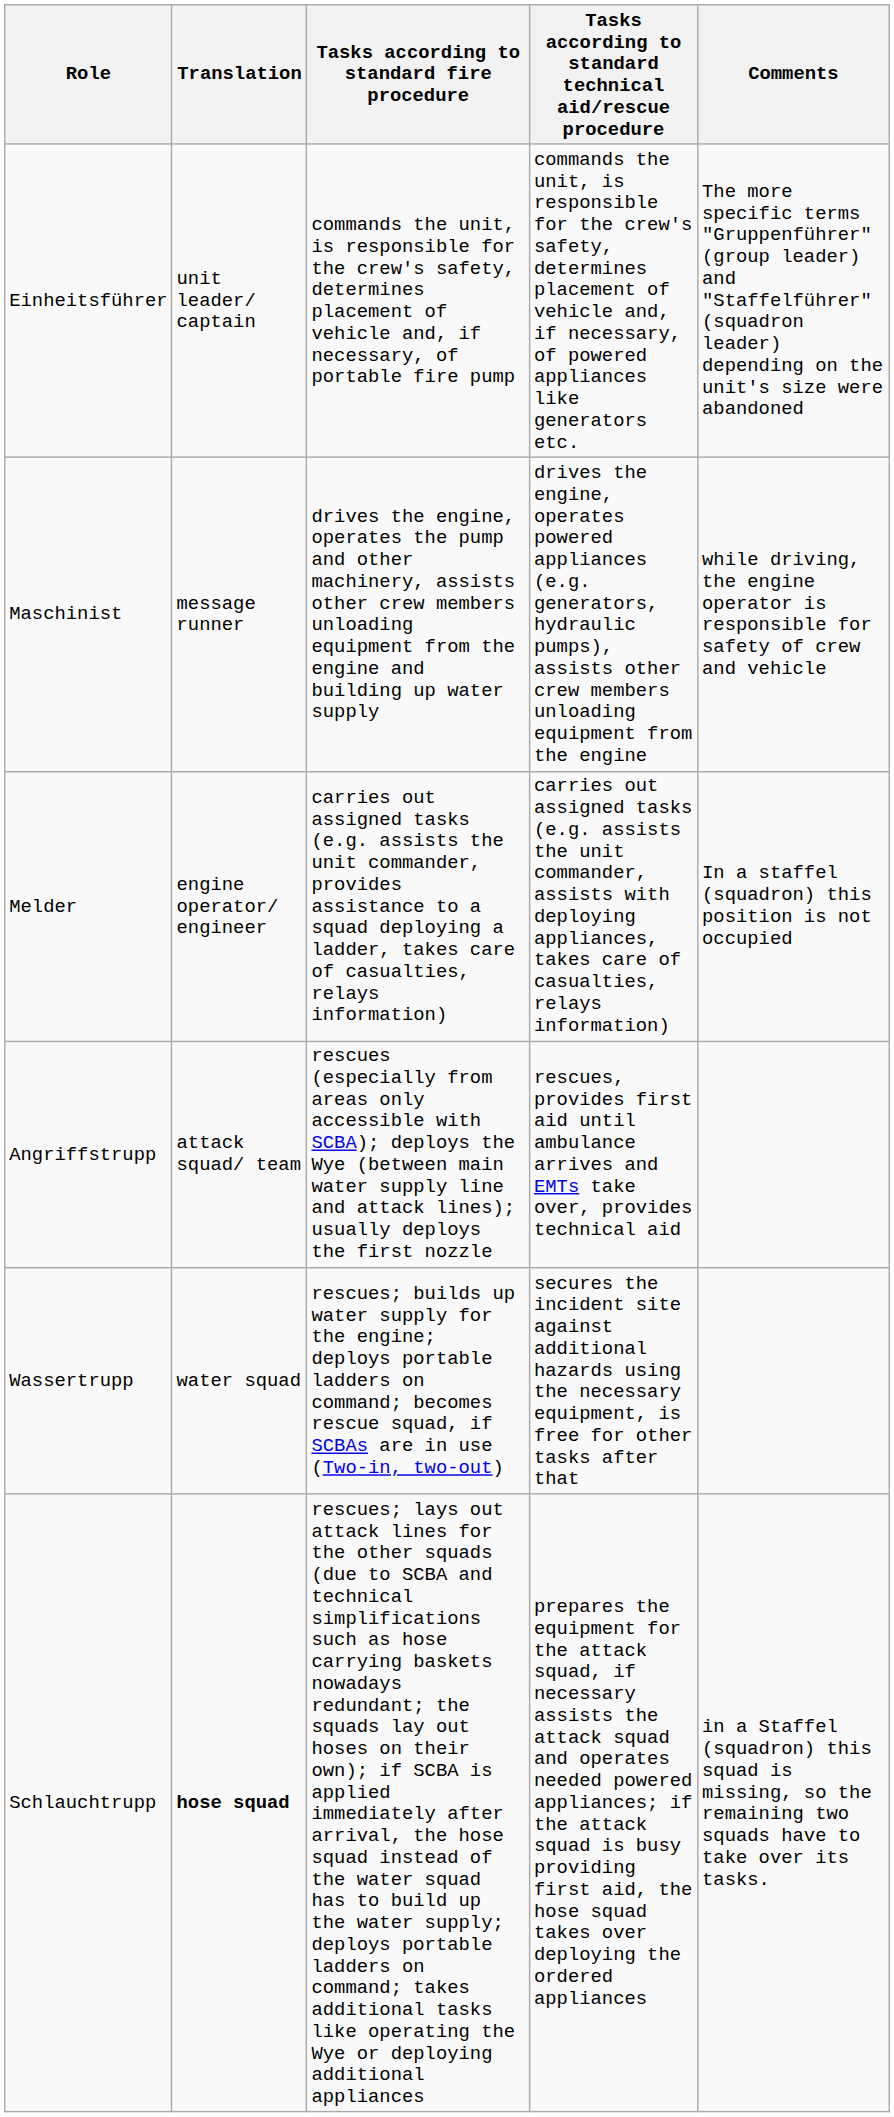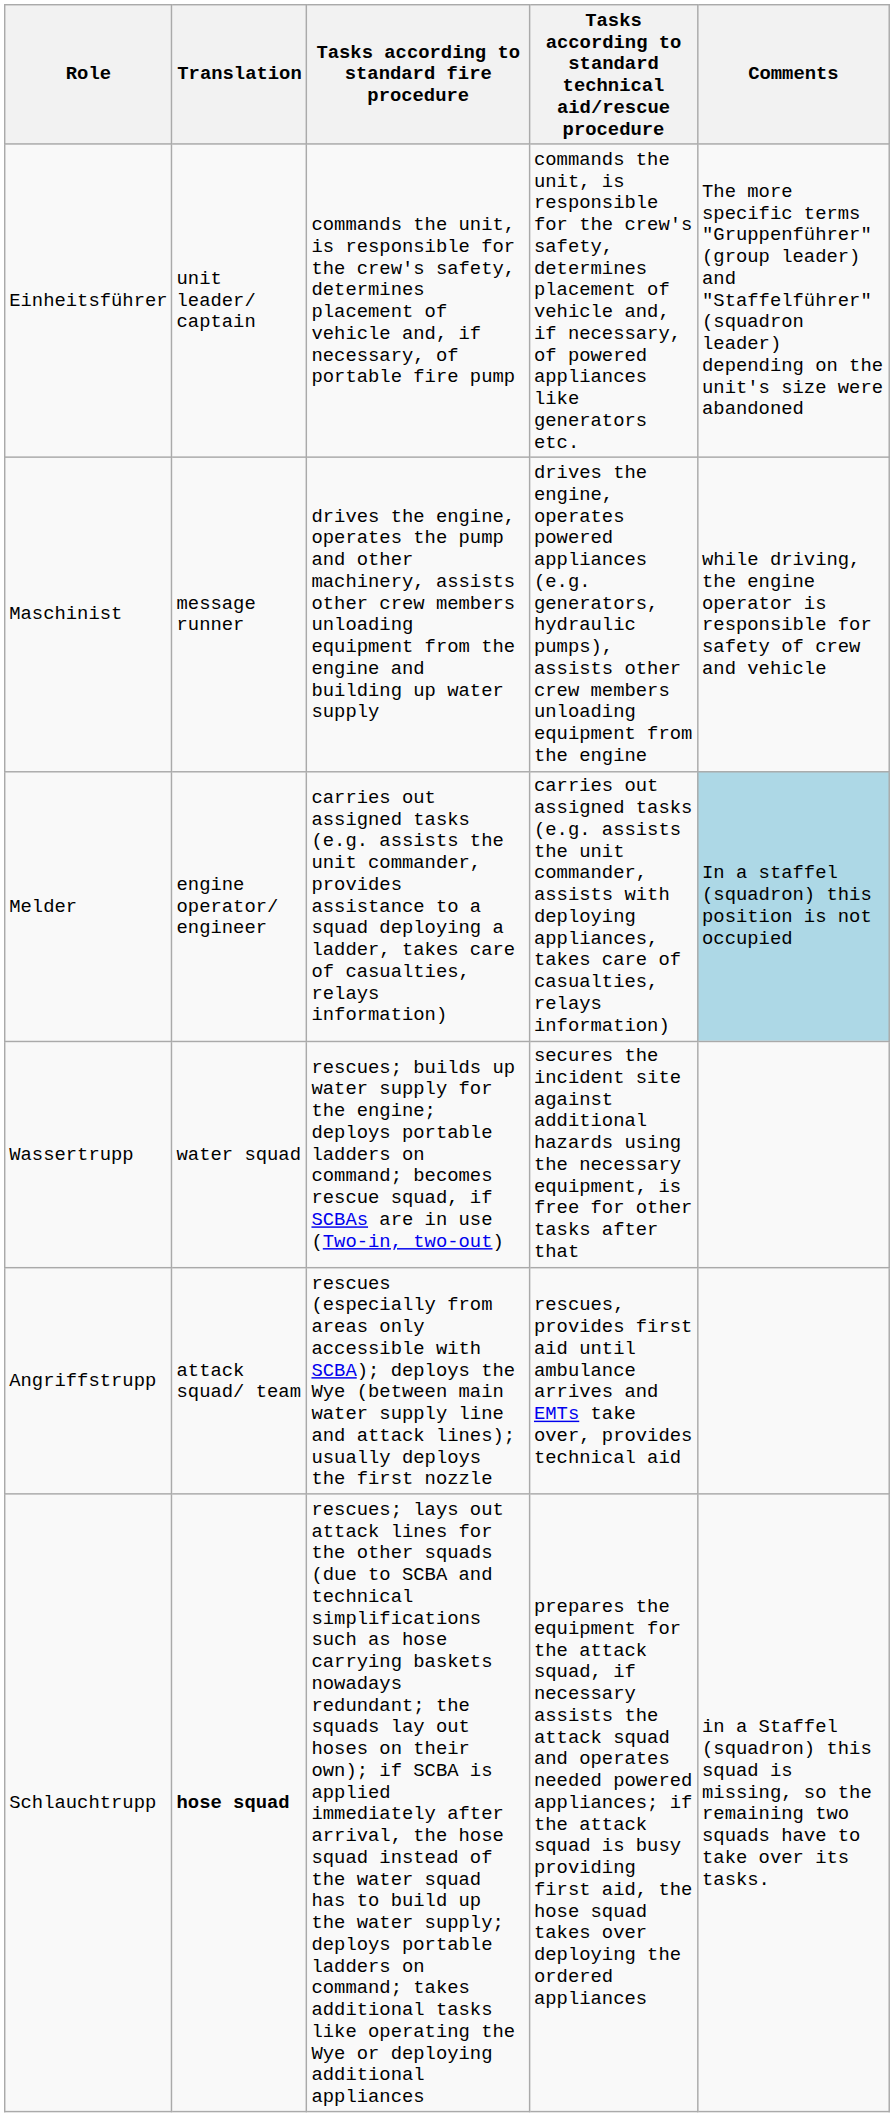(787, 906) no background -> (787, 906) lightblue background
rows swapped: (83, 1154) <-> (71, 1381)
